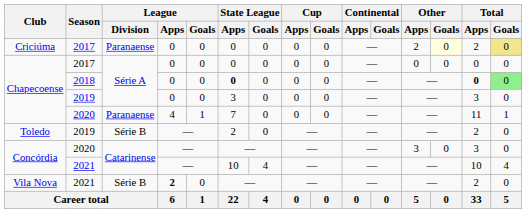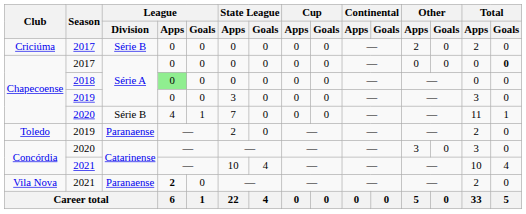(130, 47) Paranaense -> (130, 47) Série B
(446, 47) lightyellow background -> (446, 47) no background
(506, 47) khaki background -> (506, 47) no background
(506, 64) normal -> (506, 64) bold
(172, 81) no background -> (172, 81) lightgreen background
(233, 81) bold -> (233, 81) normal
(476, 81) bold -> (476, 81) normal
(506, 81) lightgreen background -> (506, 81) no background
(130, 115) Paranaense -> (130, 115) Série B
(130, 132) Série B -> (130, 132) Paranaense
(130, 183) Série B -> (130, 183) Paranaense
